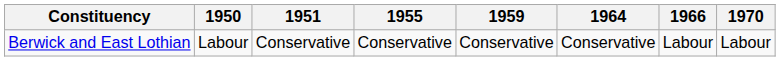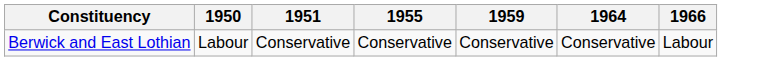- column: (746, 17)
